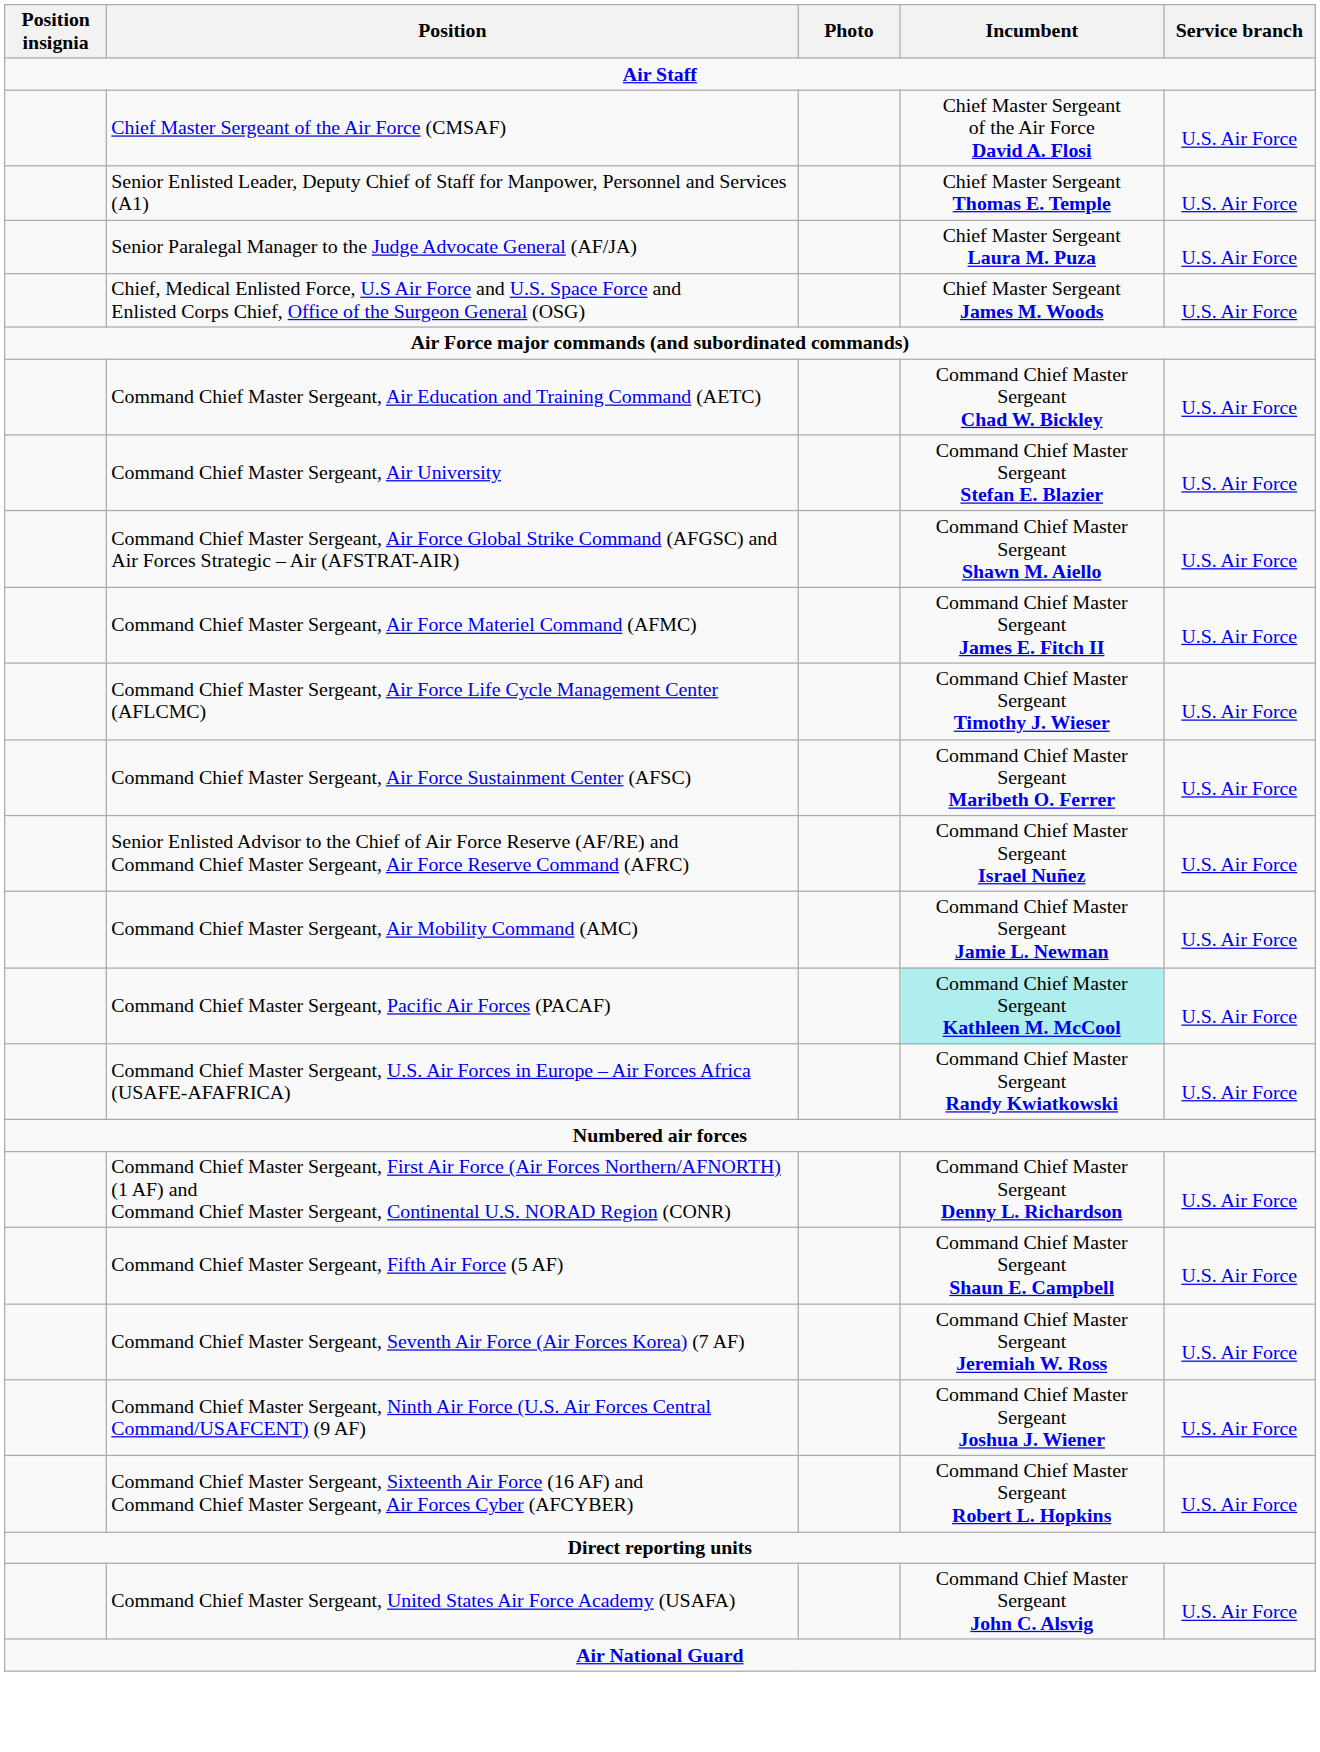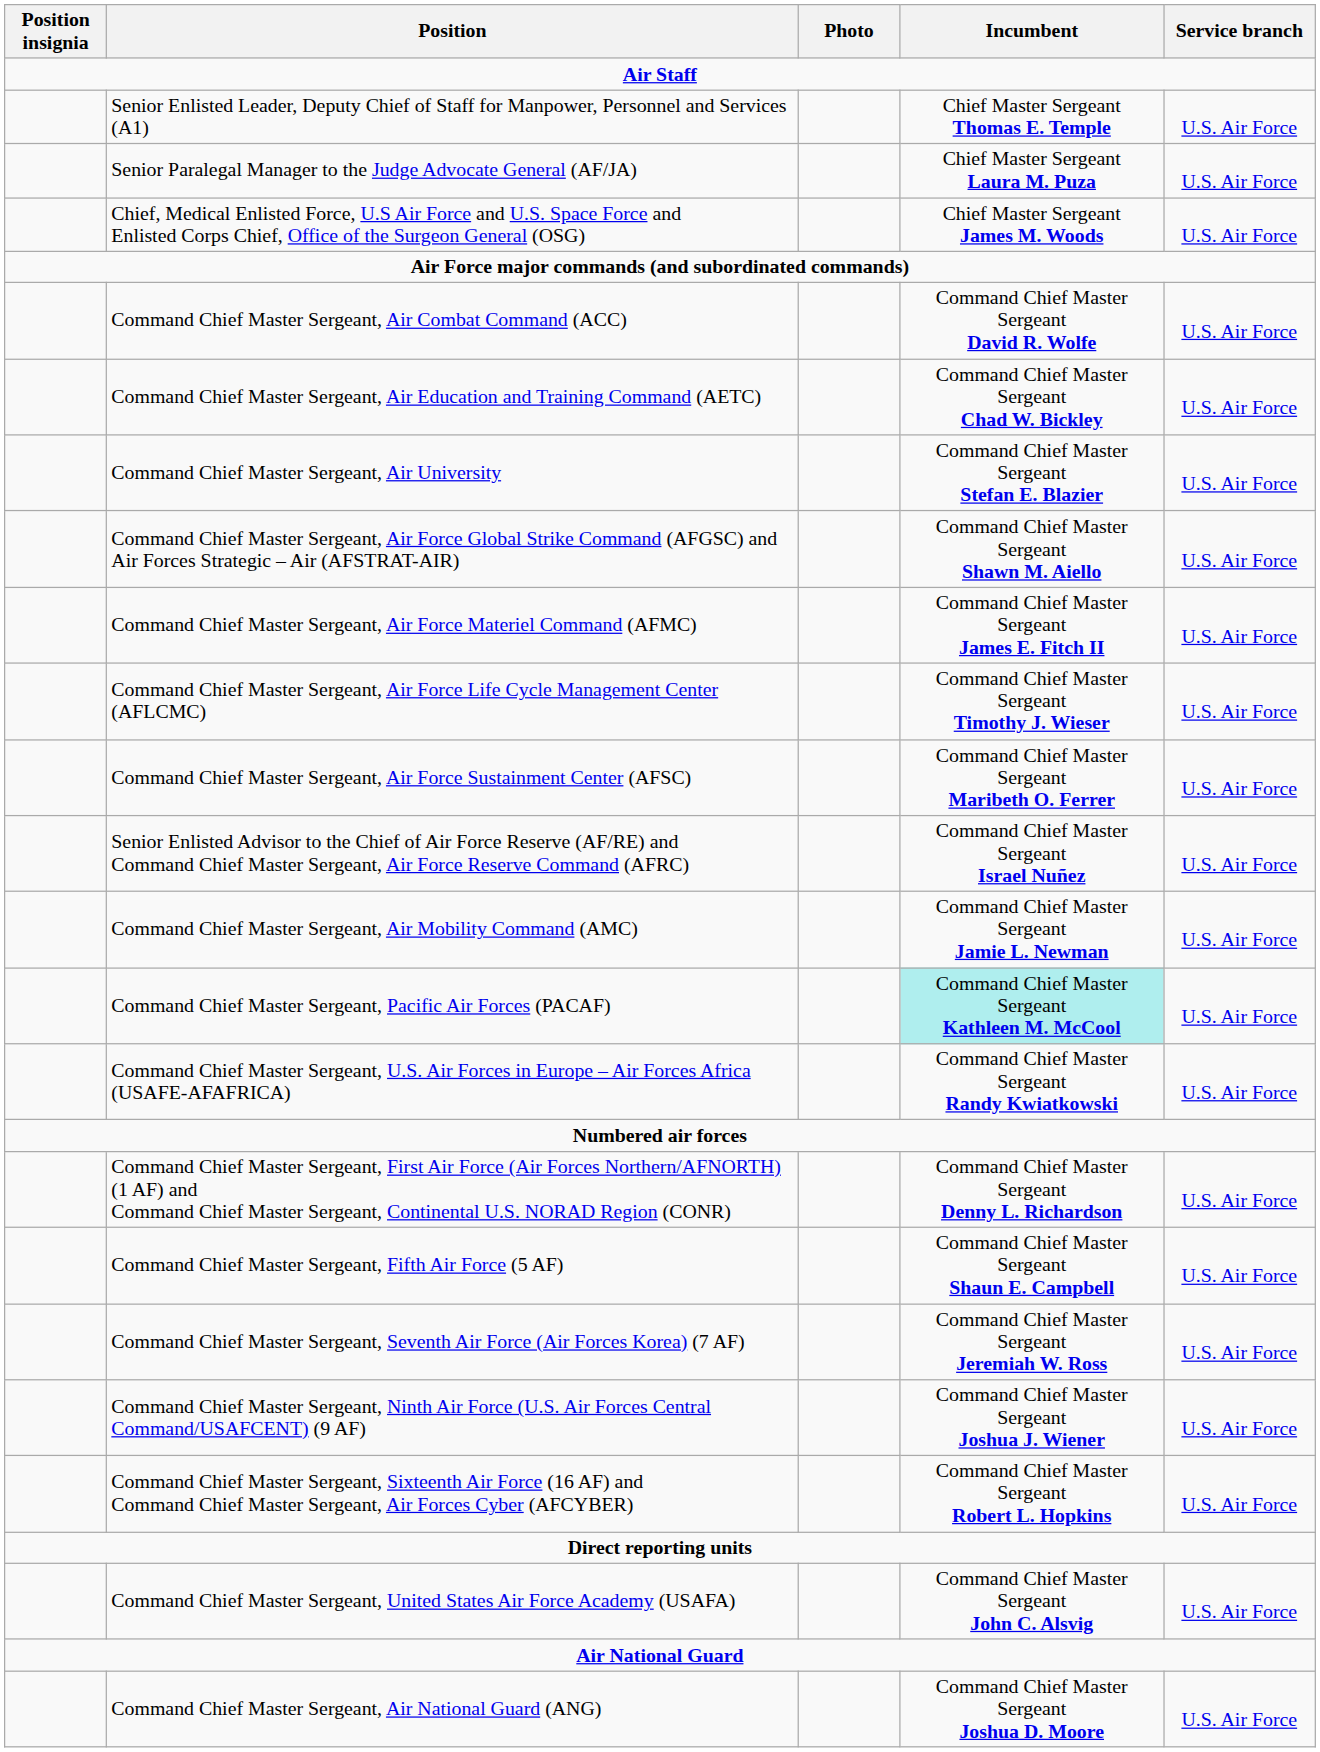- row: (309, 127)
+ row: (369, 320)
+ row: (356, 1708)
